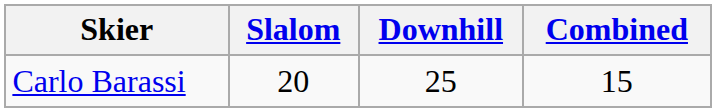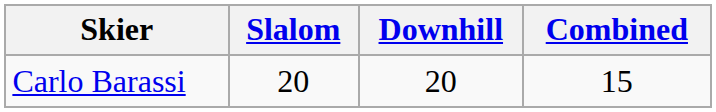(441, 80) 25 -> (441, 80) 20
